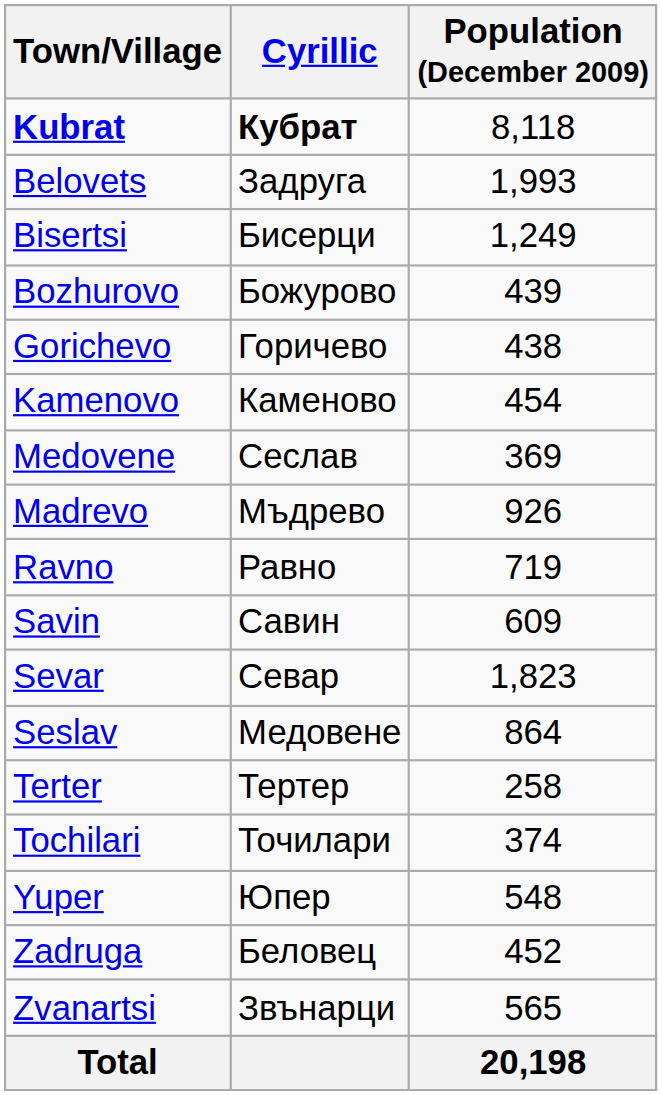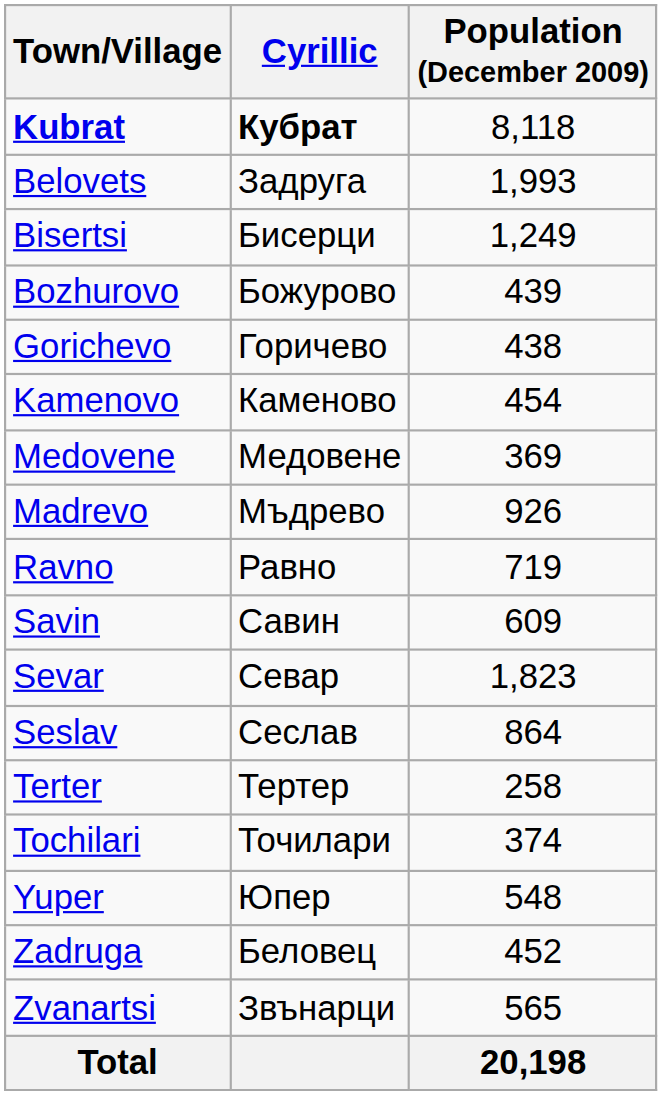(298, 456) Сеслав -> (320, 456) Медовене
(320, 731) Медовене -> (298, 731) Сеслав
